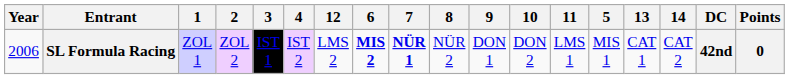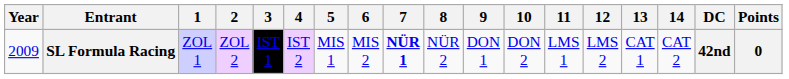columns swapped: (606, 16) <-> (333, 16)
(24, 51) 2006 -> (24, 51) 2009
(371, 51) bold -> (366, 51) normal
